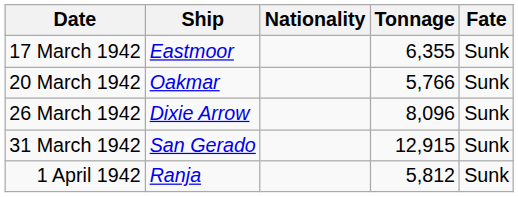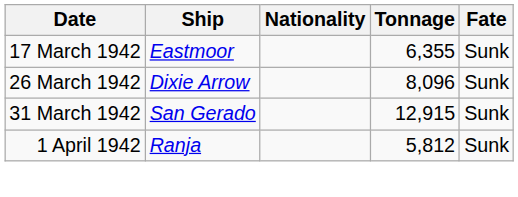- row: (75, 82)
